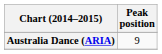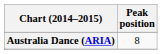(137, 40) 9 -> (137, 40) 8
